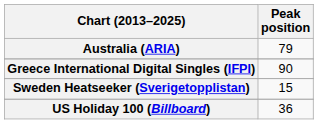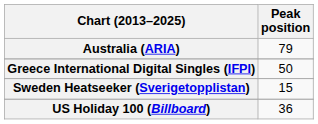(286, 68) 90 -> (286, 68) 50
